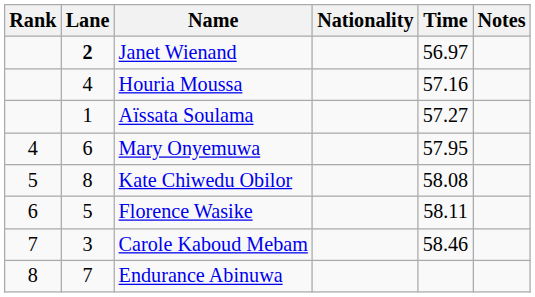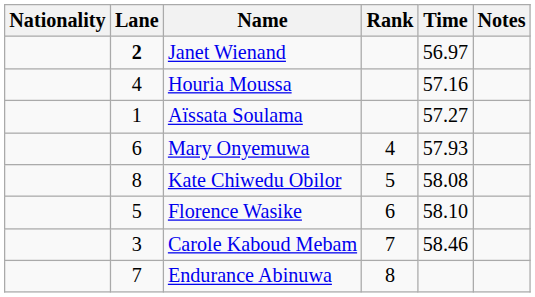columns swapped: (33, 20) <-> (365, 20)
(445, 148) 57.95 -> (445, 148) 57.93
(445, 212) 58.11 -> (445, 212) 58.10
